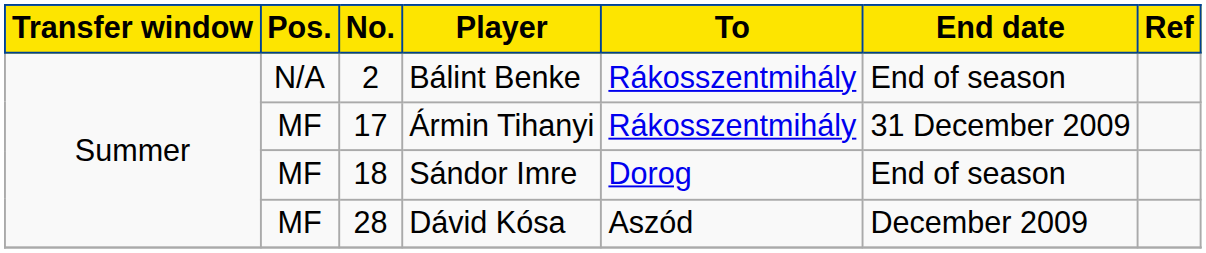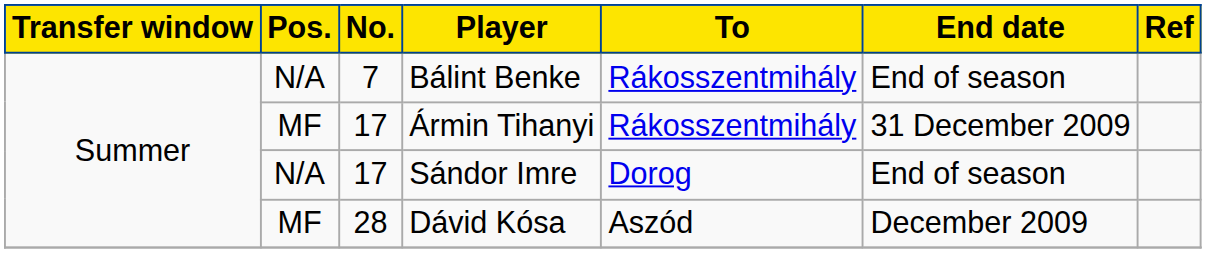(370, 77) 2 -> (370, 77) 7
(299, 174) MF -> (299, 174) N/A
(370, 174) 18 -> (370, 174) 17
